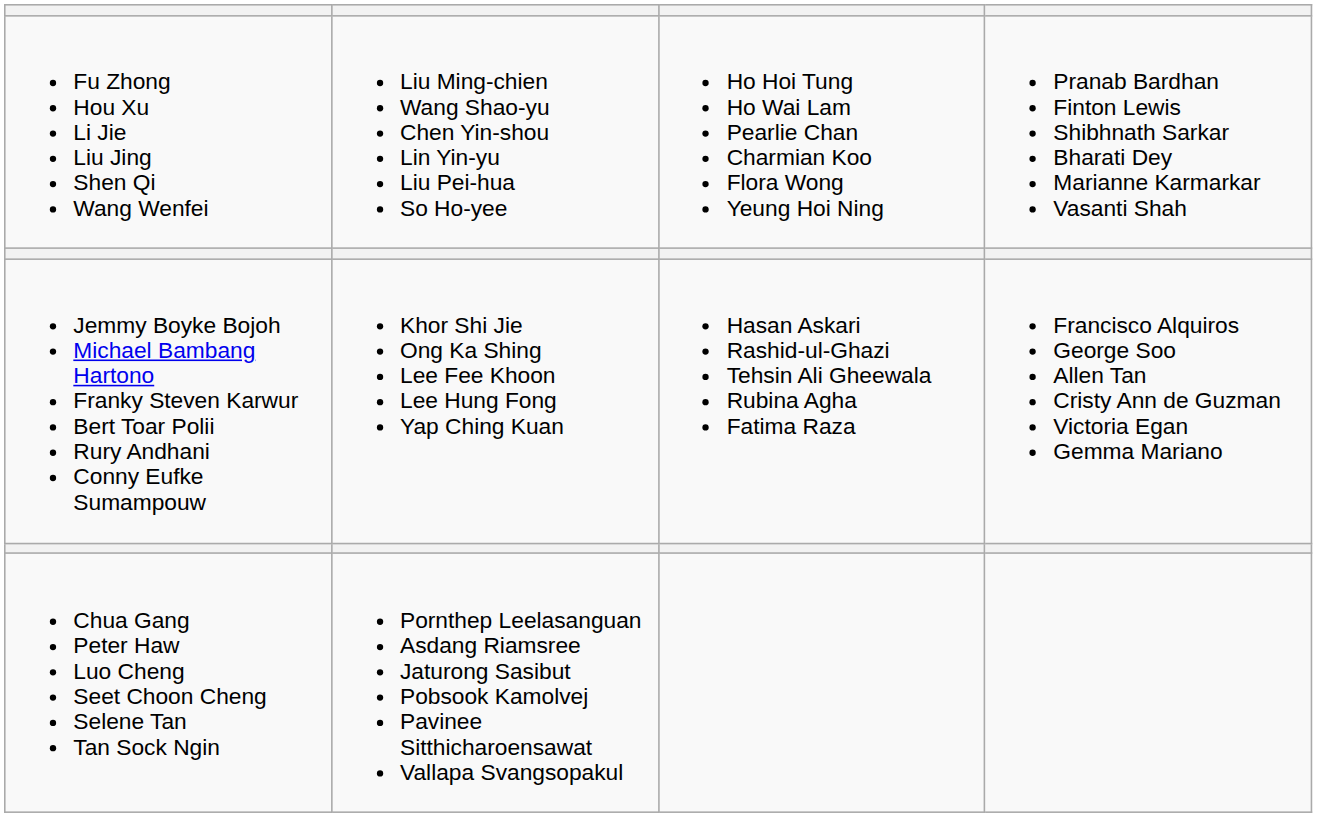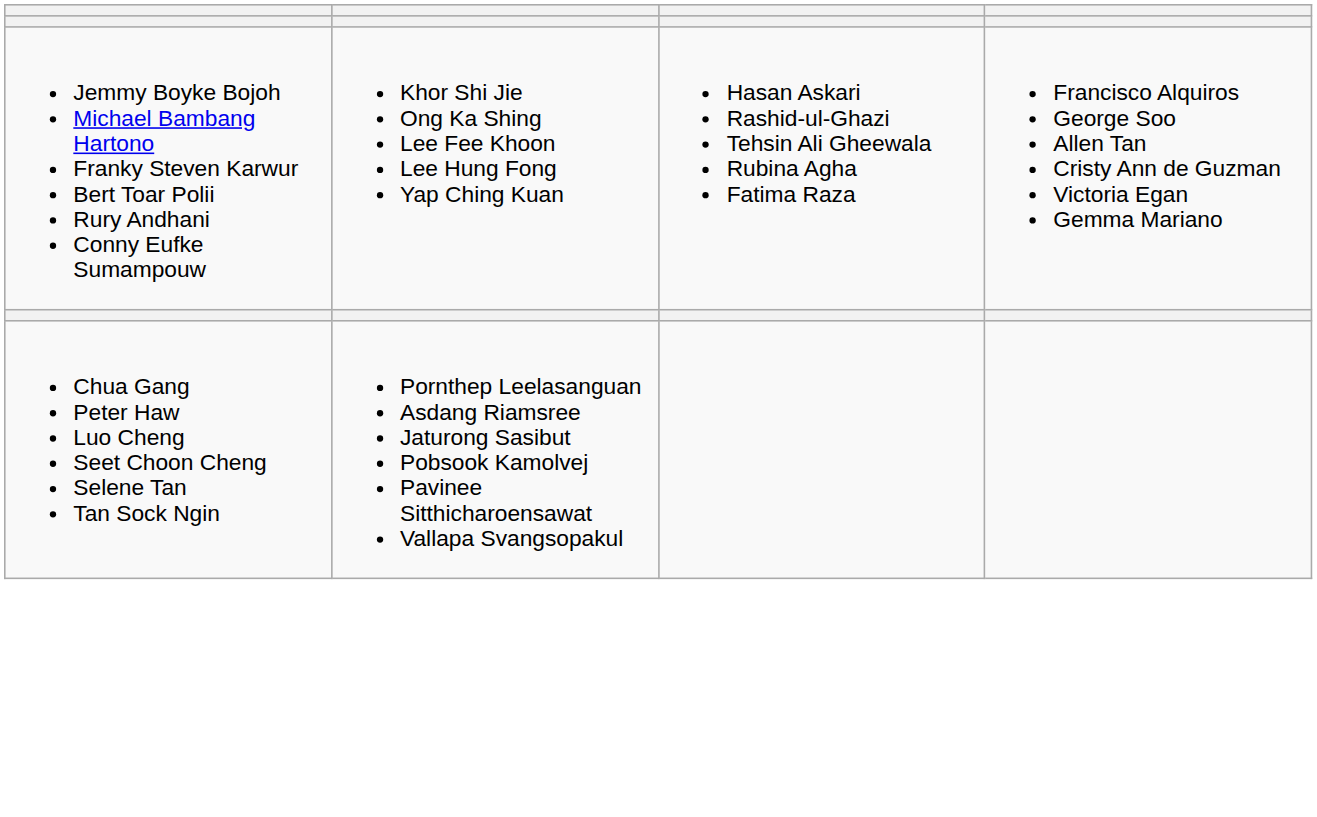- row: (168, 145)
